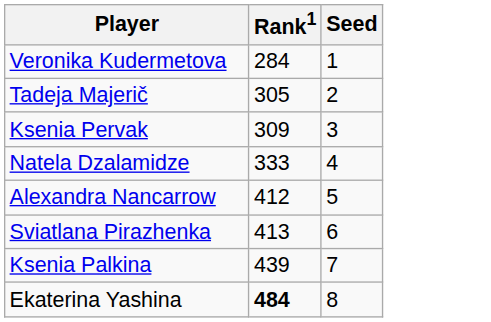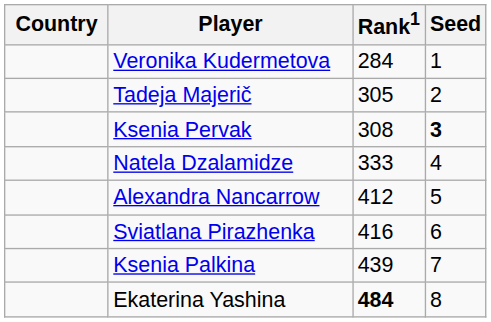+ column: (57, 24)
(272, 129) 309 -> (376, 129) 308
(332, 129) normal -> (436, 129) bold
(272, 231) 413 -> (376, 231) 416
